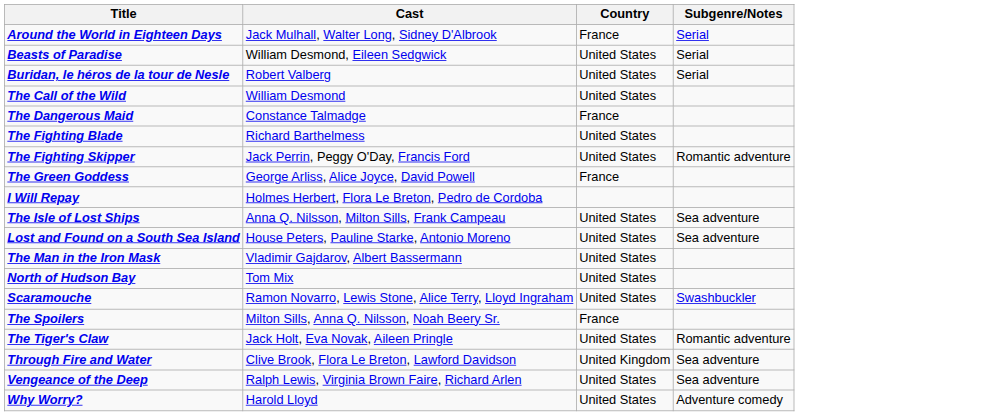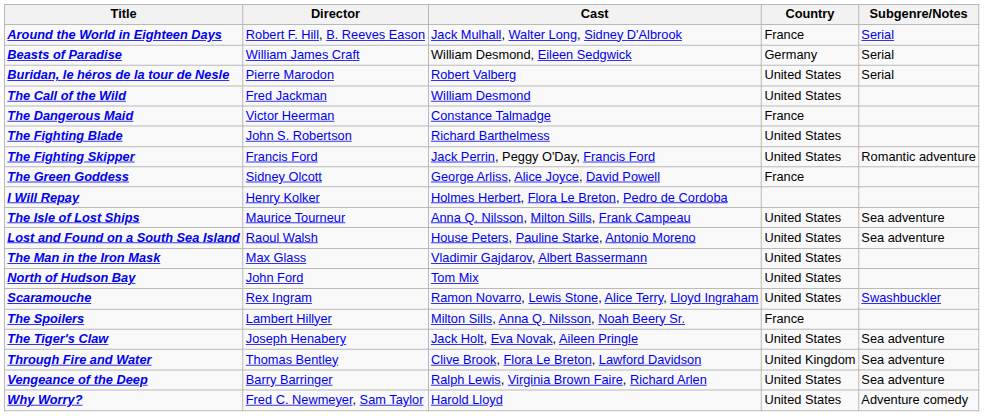+ column: (335, 14)
(618, 55) United States -> (791, 55) Germany
(733, 339) Romantic adventure -> (903, 339) Sea adventure
